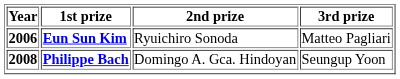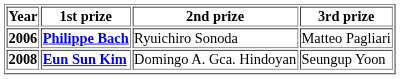(85, 38) Eun Sun Kim -> (86, 38) Philippe Bach
(86, 59) Philippe Bach -> (85, 59) Eun Sun Kim
